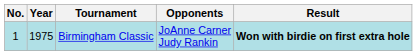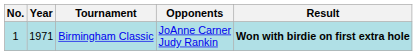(41, 36) 1975 -> (41, 36) 1971
